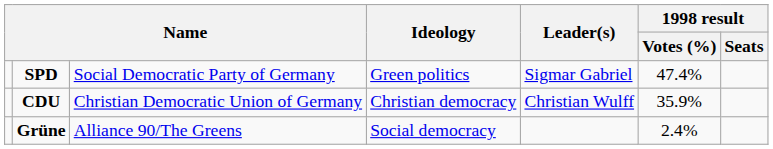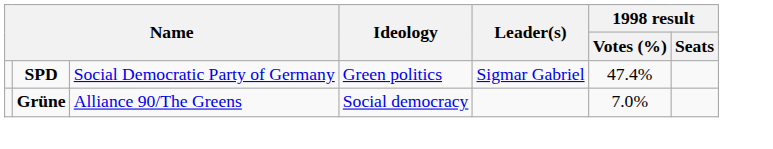- row: (41, 102)
(679, 130) 2.4% -> (630, 102) 7.0%
